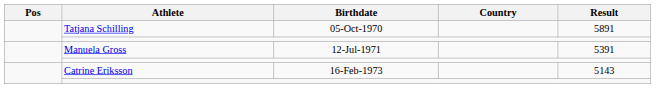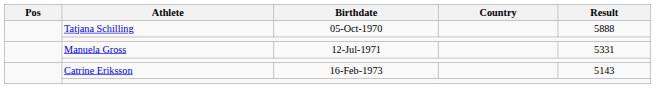(604, 28) 5891 -> (604, 28) 5888
(604, 49) 5391 -> (604, 49) 5331
